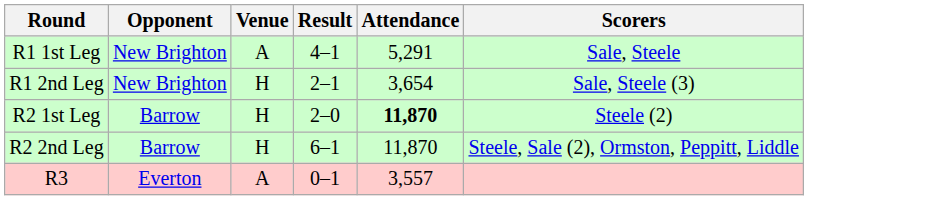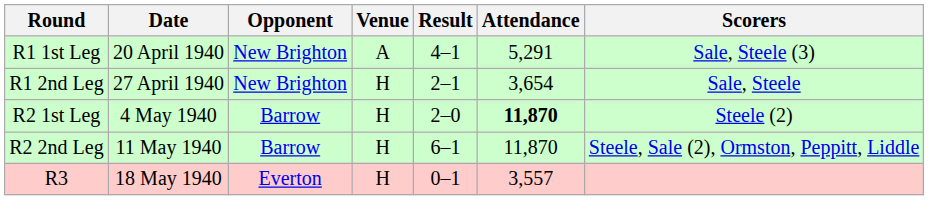+ column: (168, 20)
(634, 52) Sale, Steele -> (754, 52) Sale, Steele (3)
(634, 83) Sale, Steele (3) -> (754, 83) Sale, Steele
(262, 178) A -> (383, 178) H
